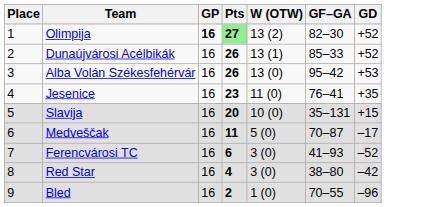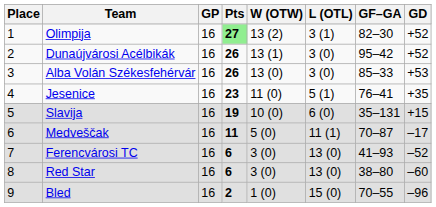+ column: (331, 14)
(208, 34) bold -> (208, 34) normal
(326, 53) 85–33 -> (376, 53) 95–42
(326, 73) 95–42 -> (376, 73) 85–33
(232, 113) 20 -> (232, 113) 19
(229, 172) 4 -> (229, 172) 6
(368, 172) –42 -> (418, 172) –60
